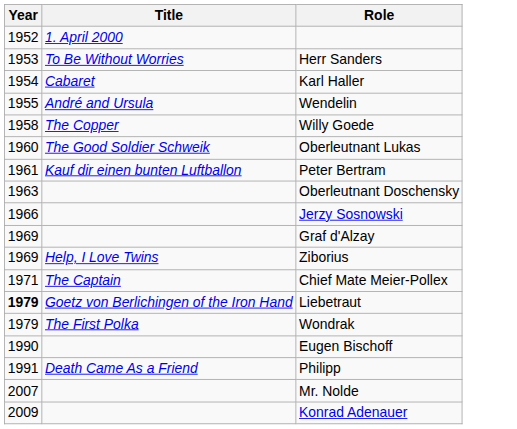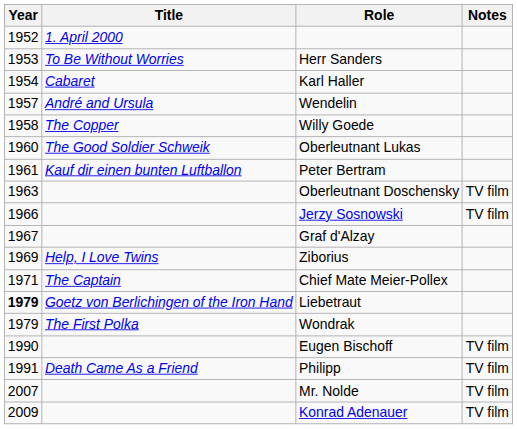+ column: (487, 15)
(23, 103) 1955 -> (23, 103) 1957
(23, 236) 1969 -> (23, 236) 1967
